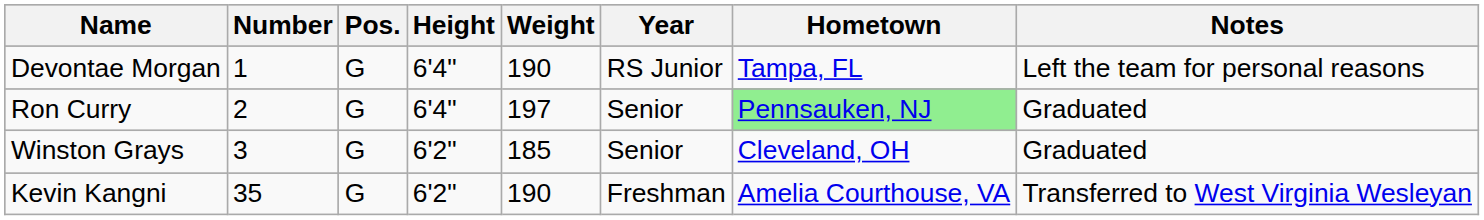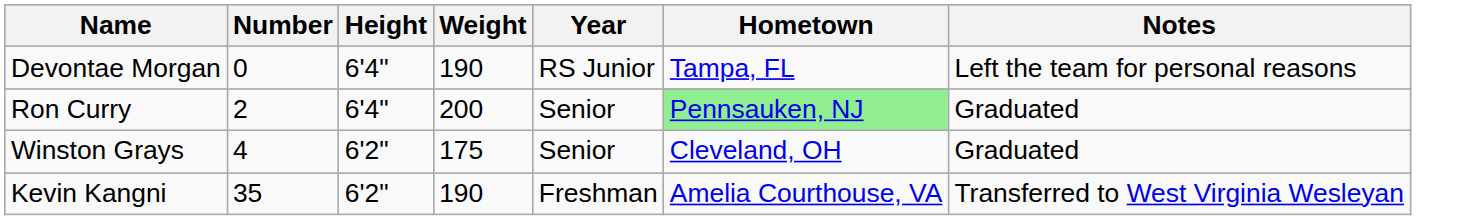- column: (373, 25)
(240, 67) 1 -> (240, 67) 0
(529, 109) 197 -> (461, 109) 200
(240, 151) 3 -> (240, 151) 4
(529, 151) 185 -> (461, 151) 175
